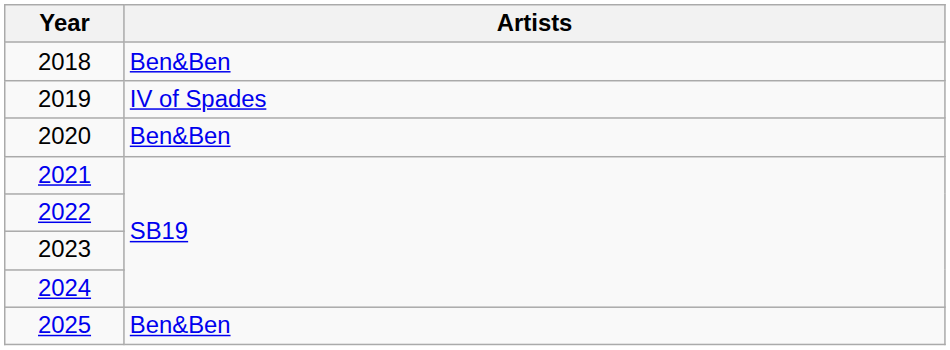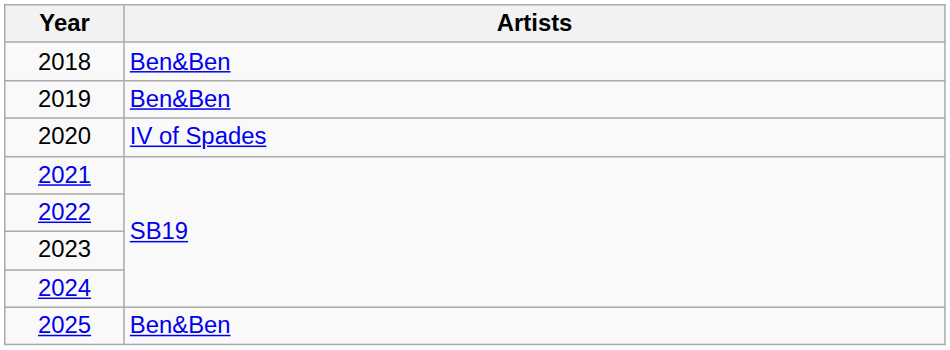(198, 99) IV of Spades -> (180, 99) Ben&Ben
(180, 136) Ben&Ben -> (198, 136) IV of Spades
